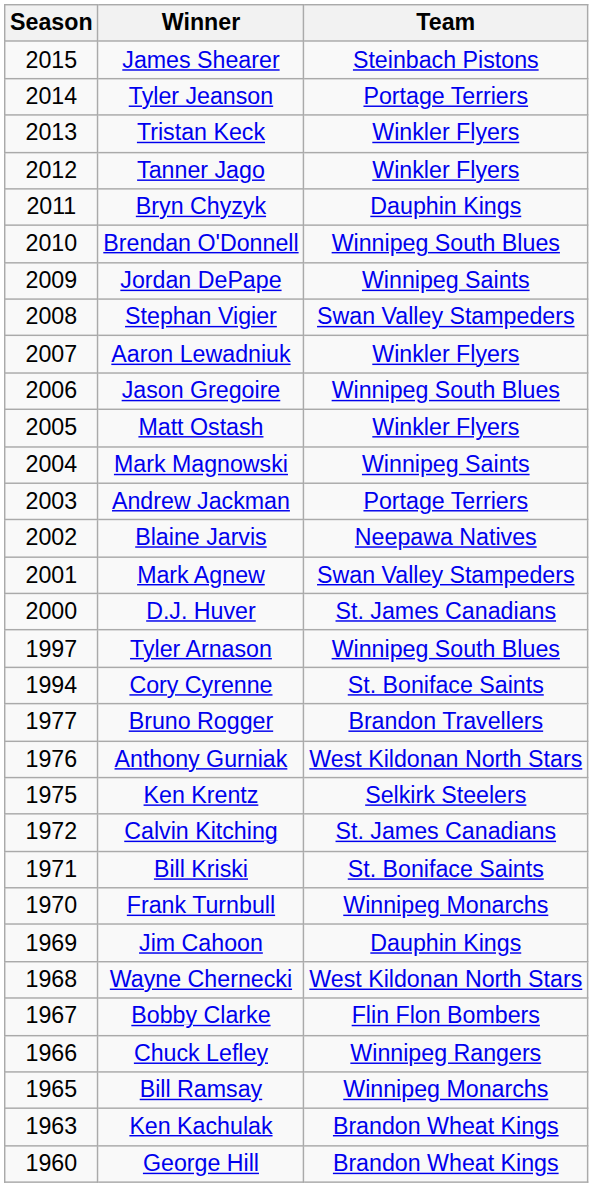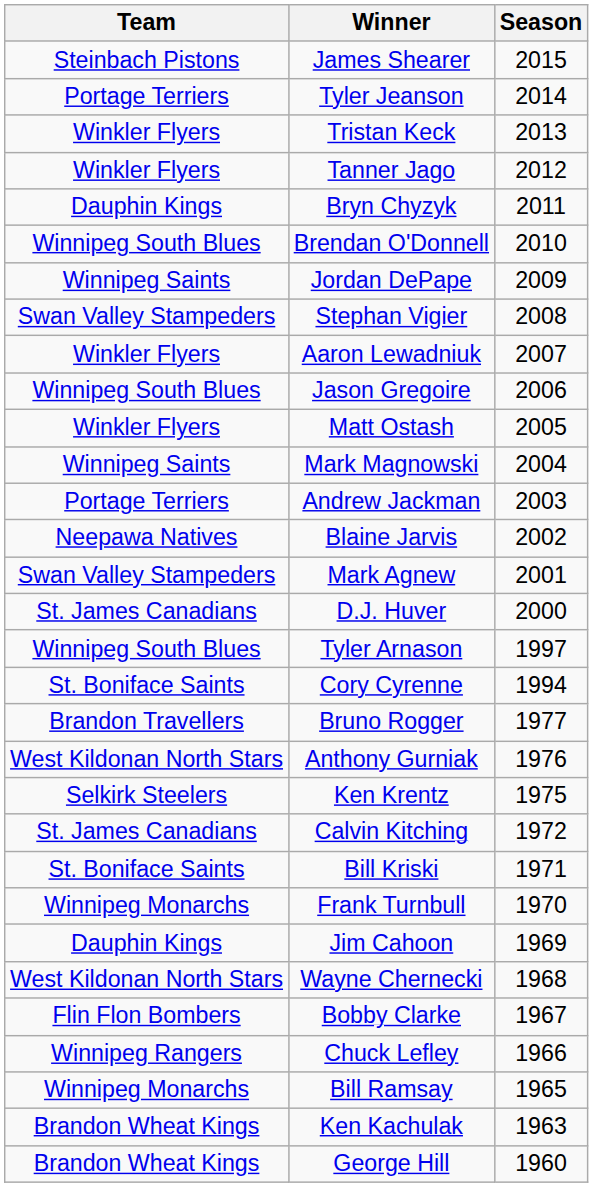columns swapped: (51, 22) <-> (446, 22)
